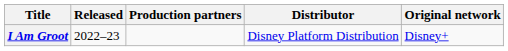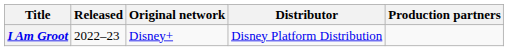columns swapped: (185, 14) <-> (453, 14)
